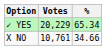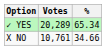(55, 25) 20,229 -> (55, 25) 20,289
